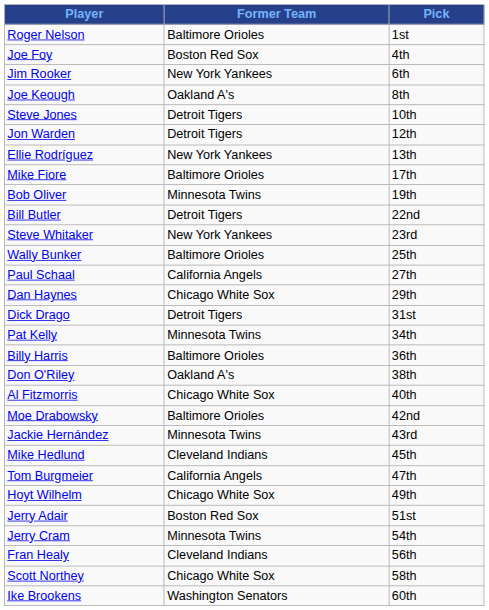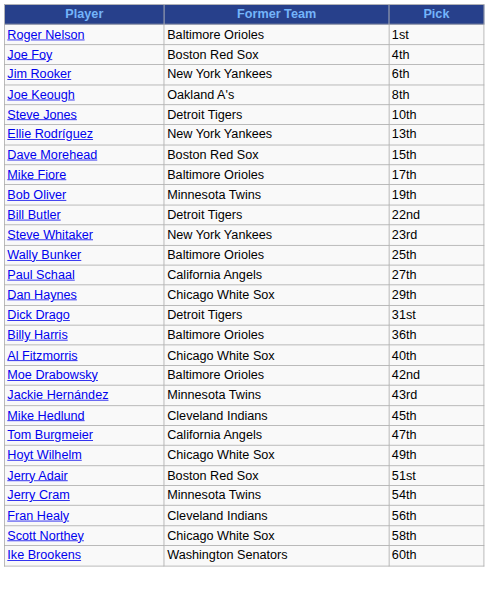- row: (41, 134)
+ row: (52, 154)
- row: (32, 335)
- row: (41, 375)
